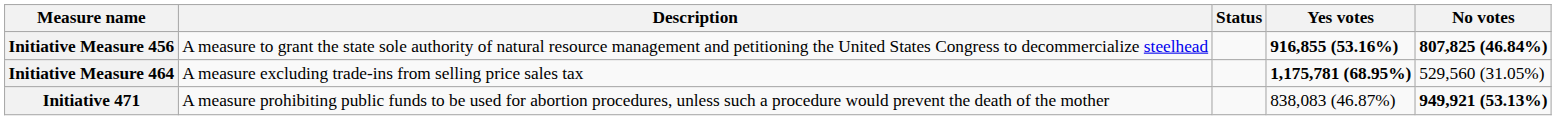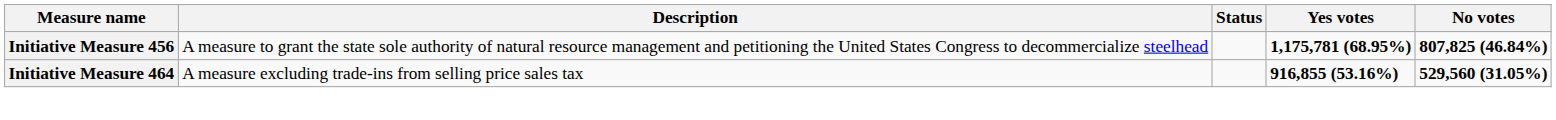(1334, 45) 916,855 (53.16%) -> (1341, 45) 1,175,781 (68.95%)
(1341, 73) 1,175,781 (68.95%) -> (1334, 73) 916,855 (53.16%)
(1482, 73) normal -> (1483, 73) bold
- row: (91, 100)
